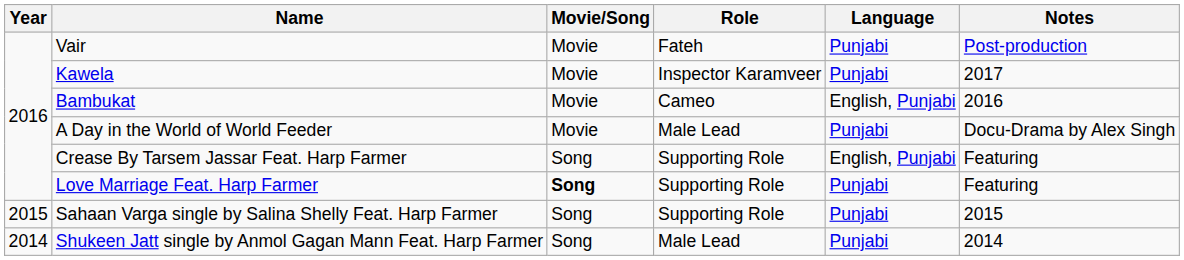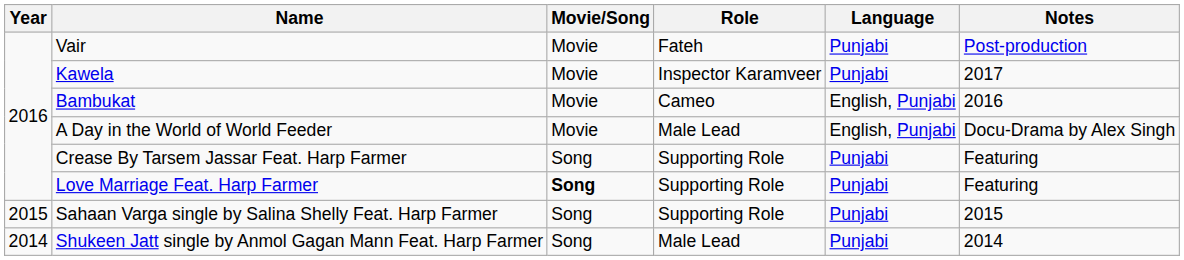(859, 130) Punjabi -> (893, 130) English, Punjabi
(893, 158) English, Punjabi -> (859, 158) Punjabi
